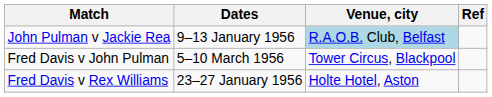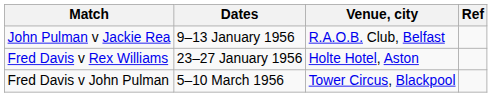(377, 37) lightblue background -> (377, 37) no background
rows swapped: (88, 80) <-> (88, 59)
